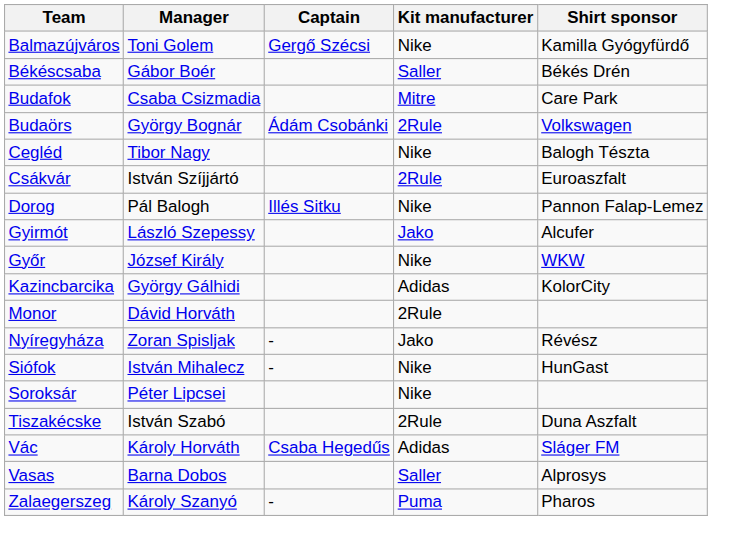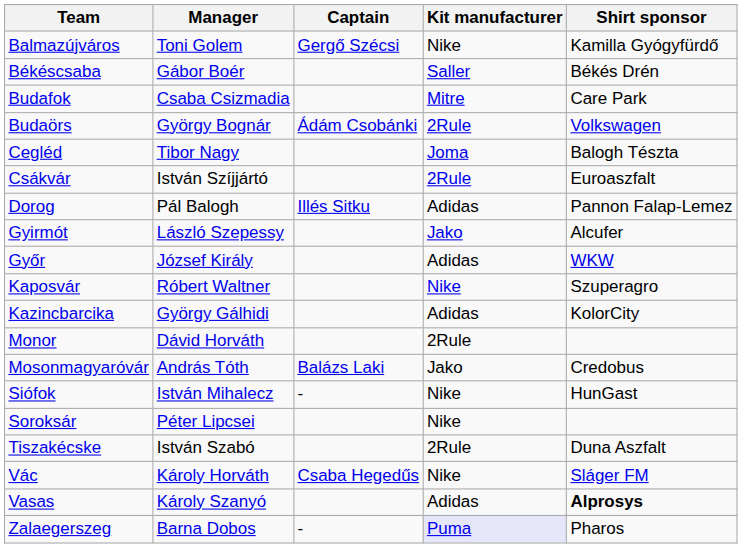(415, 152) Nike -> (448, 152) Joma
(415, 206) Nike -> (453, 206) Adidas
(415, 260) Nike -> (453, 260) Adidas
+ row: (44, 286)
+ row: (79, 367)
- row: (56, 340)
(424, 448) Adidas -> (444, 475) Nike
(177, 475) Barna Dobos -> (211, 502) Károly Szanyó
(419, 475) Saller -> (453, 502) Adidas
(574, 475) normal -> (607, 502) bold
(182, 502) Károly Szanyó -> (206, 529) Barna Dobos
(420, 502) no background -> (449, 529) lavender background
